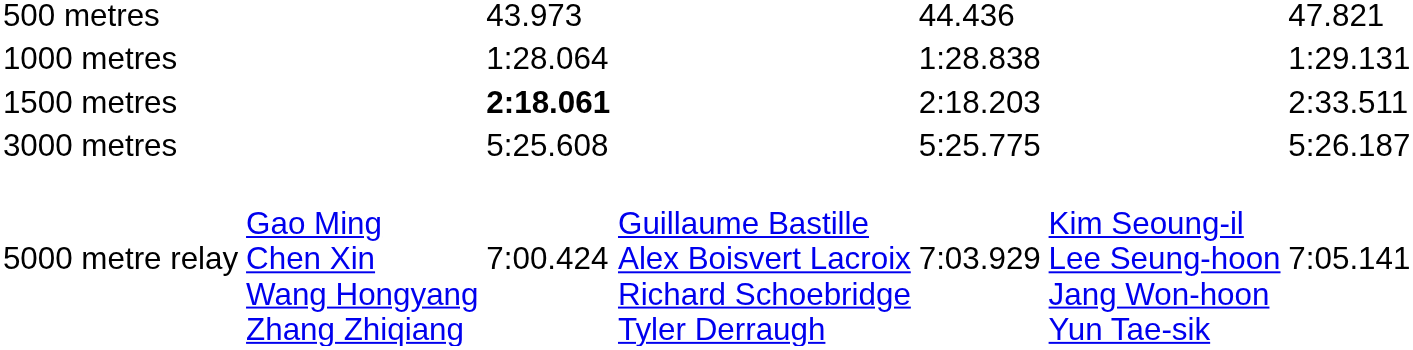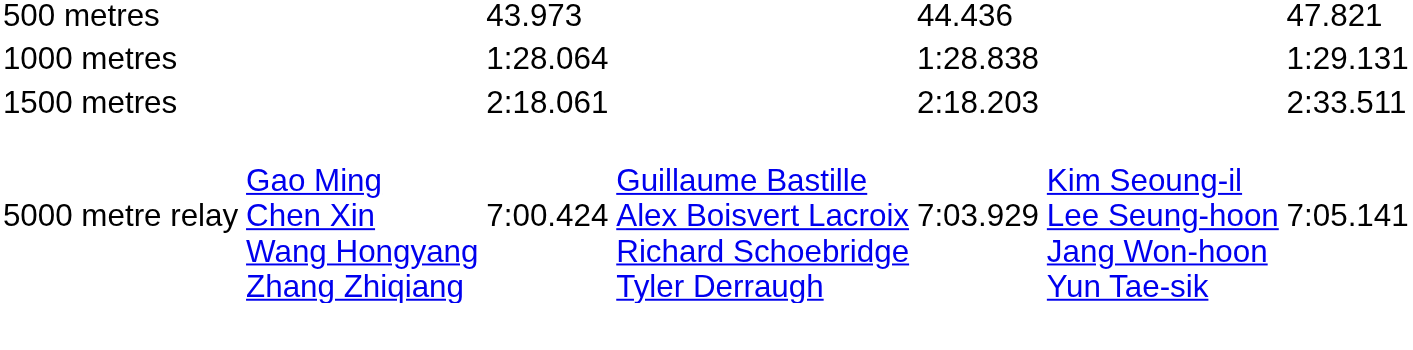(548, 102) bold -> (547, 102) normal
- row: (90, 145)
